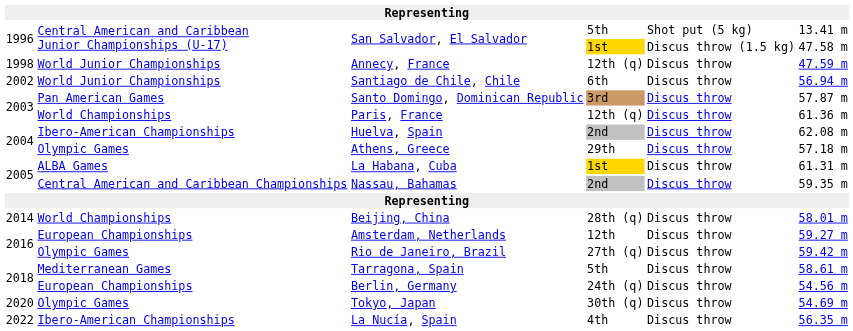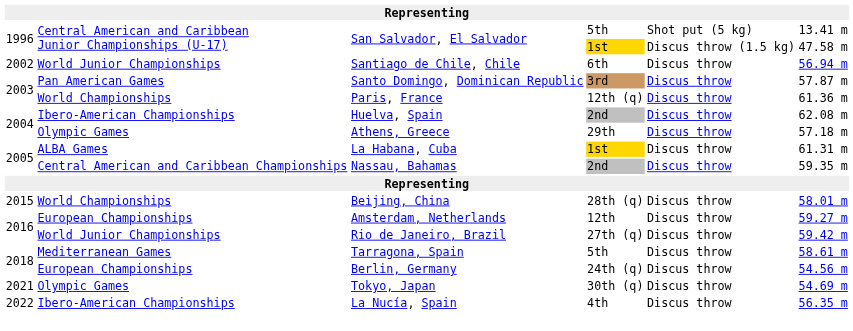- row: (400, 64)
(20, 218) 2014 -> (20, 201) 2015
(83, 252) Olympic Games -> (129, 235) World Junior Championships
(20, 303) 2020 -> (20, 286) 2021
